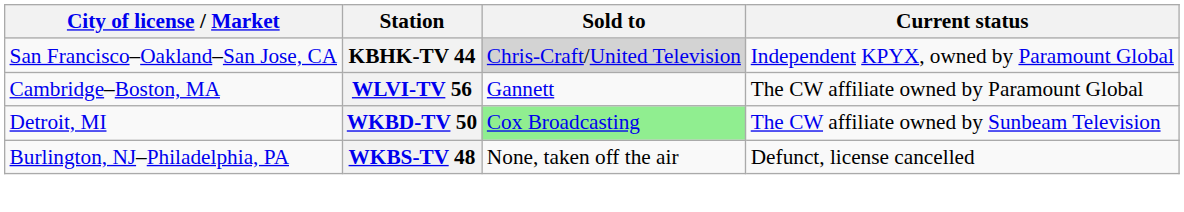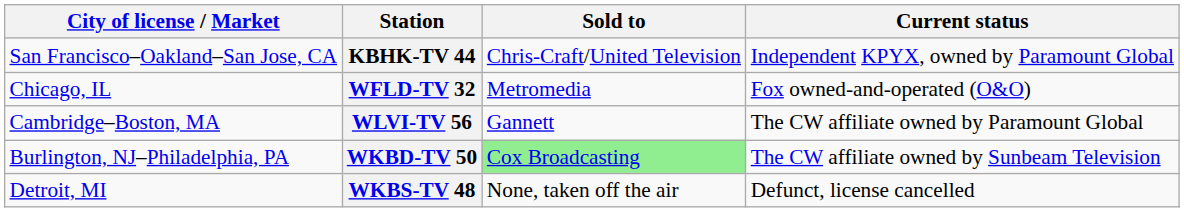(614, 55) lightgrey background -> (614, 55) no background
+ row: (412, 88)
(58, 122) Detroit, MI -> (149, 156) Burlington, NJ–Philadelphia, PA
(149, 156) Burlington, NJ–Philadelphia, PA -> (58, 190) Detroit, MI
